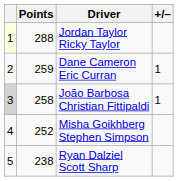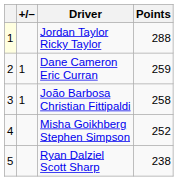columns swapped: (163, 14) <-> (36, 14)
(10, 100) lightgrey background -> (10, 100) no background
